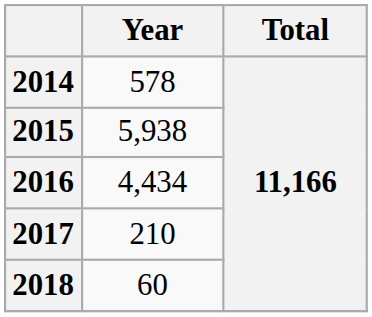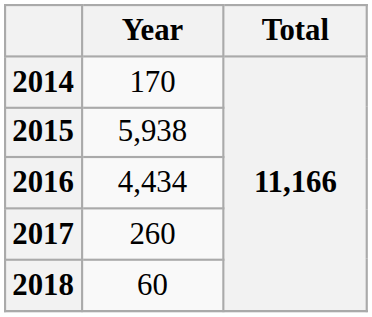(153, 81) 578 -> (153, 81) 170
(153, 233) 210 -> (153, 233) 260
